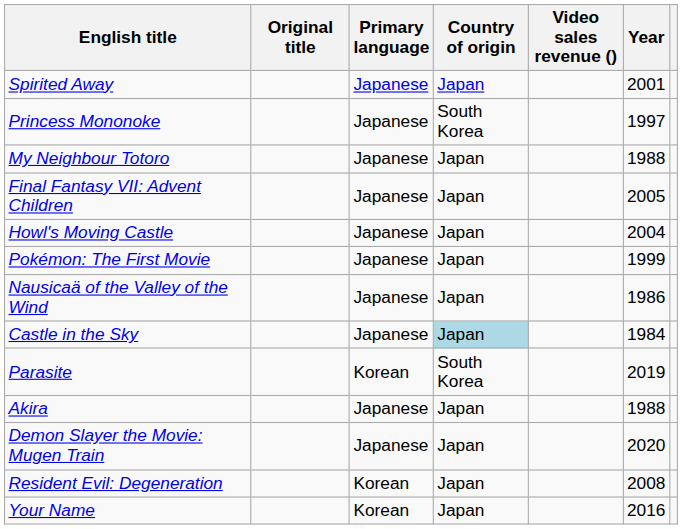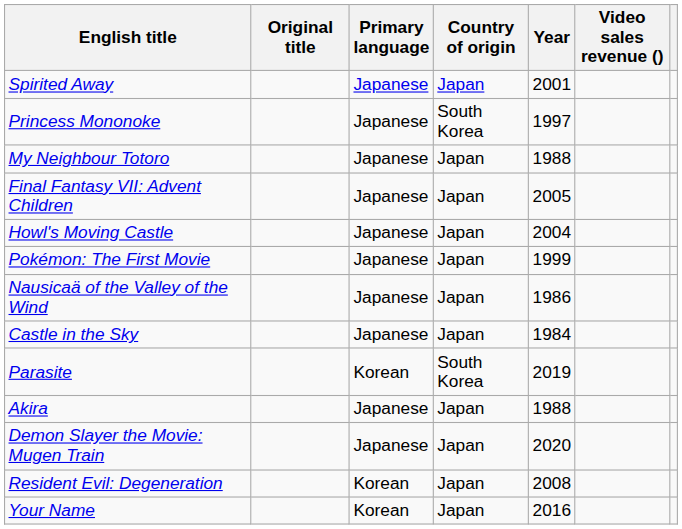columns swapped: (576, 37) <-> (646, 37)
(461, 334) lightblue background -> (461, 334) no background
